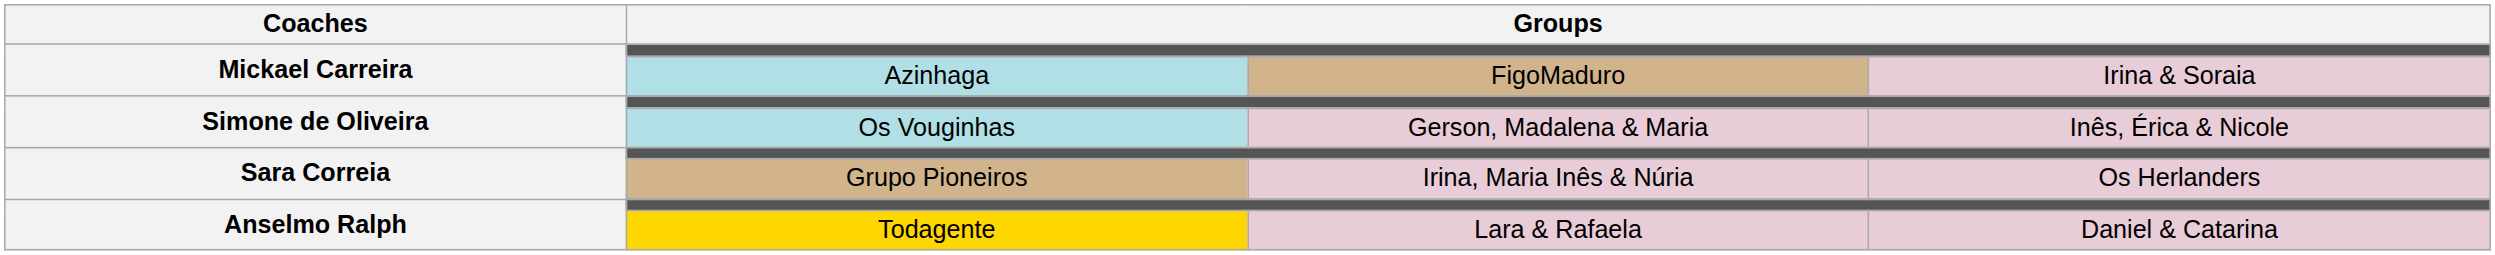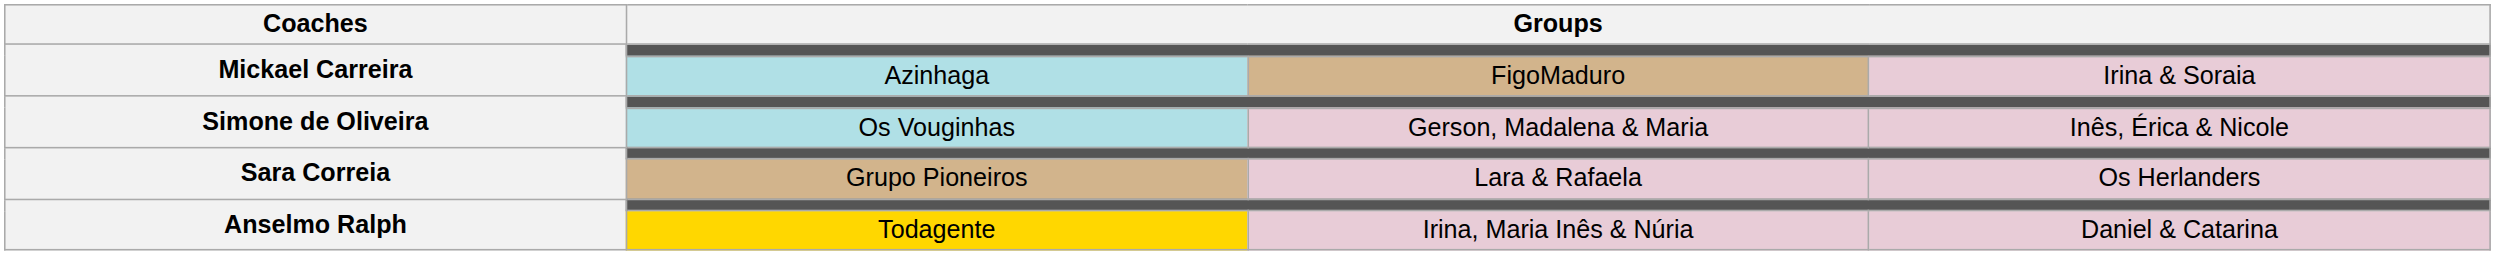(1558, 178) Irina, Maria Inês & Núria -> (1558, 178) Lara & Rafaela
(1558, 230) Lara & Rafaela -> (1558, 230) Irina, Maria Inês & Núria
